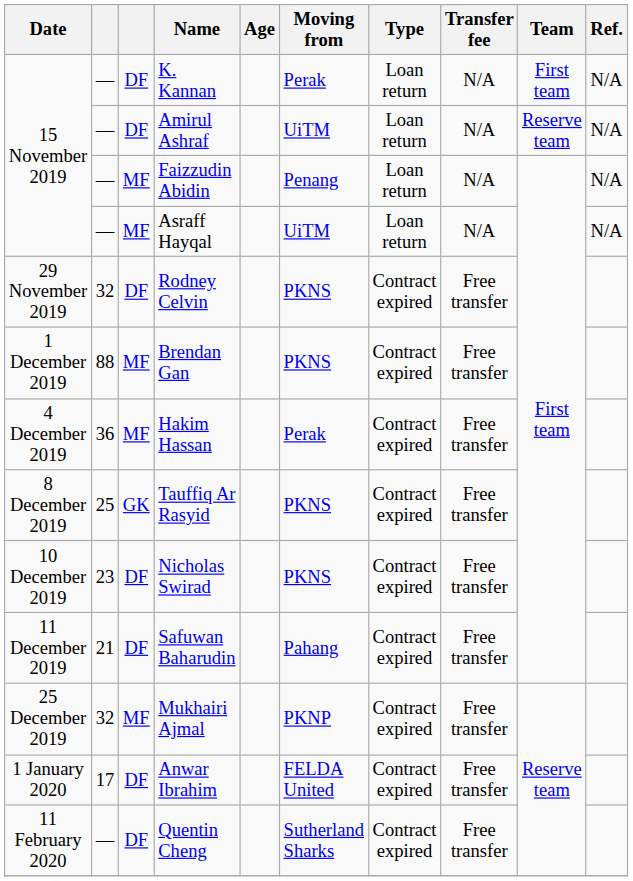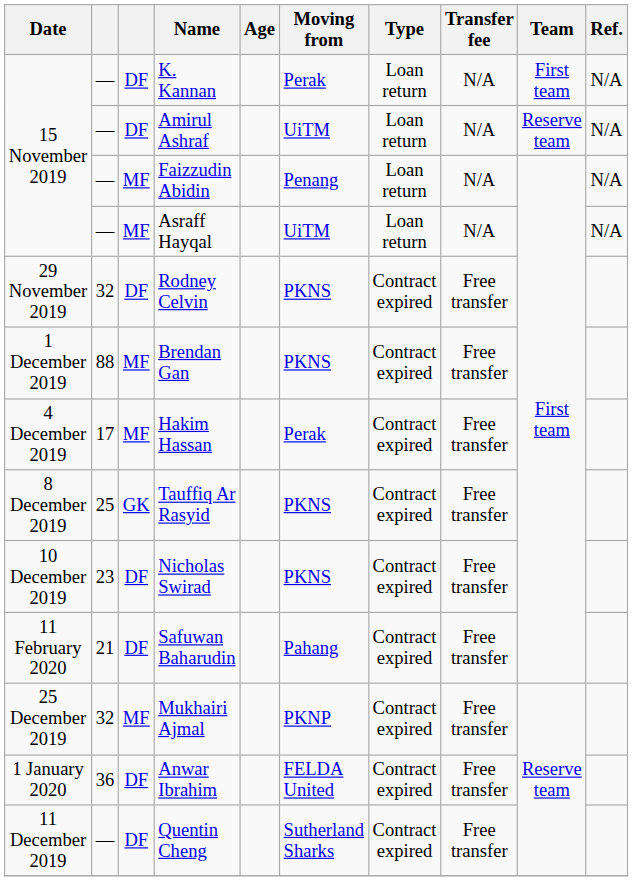(105, 434) 36 -> (105, 434) 17
(48, 647) 11 December 2019 -> (48, 647) 11 February 2020
(105, 779) 17 -> (105, 779) 36
(48, 840) 11 February 2020 -> (48, 840) 11 December 2019
